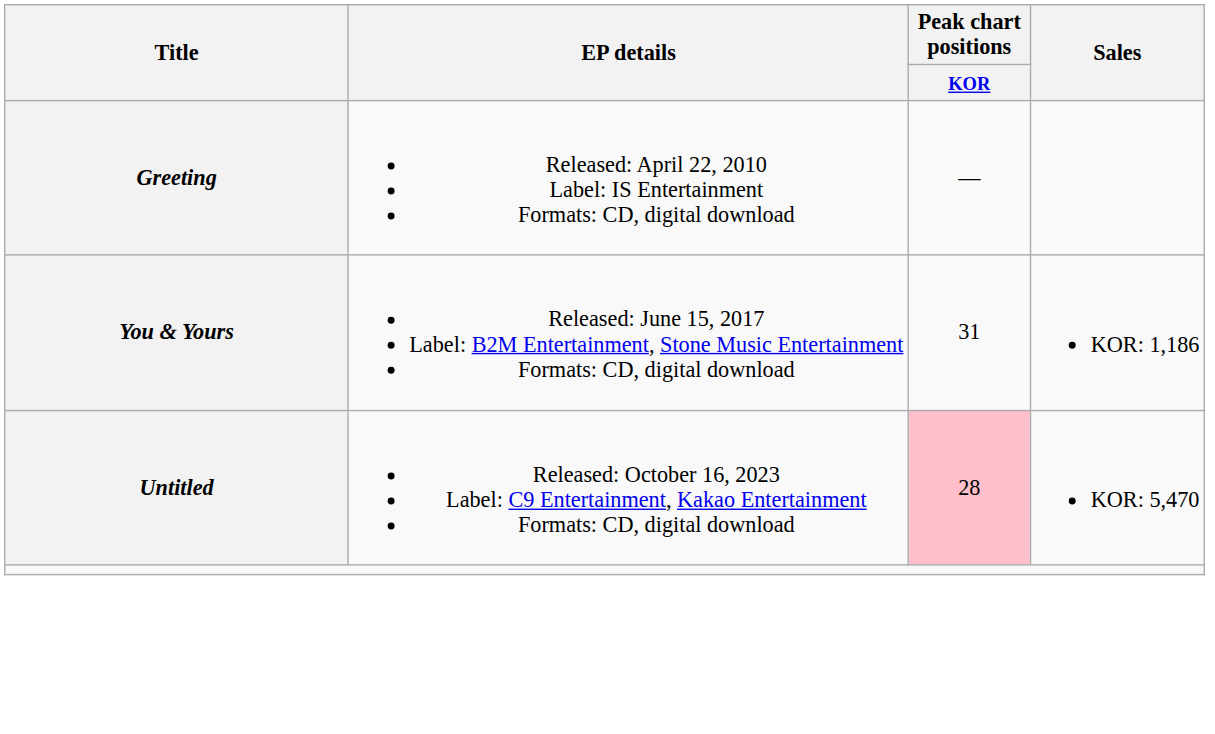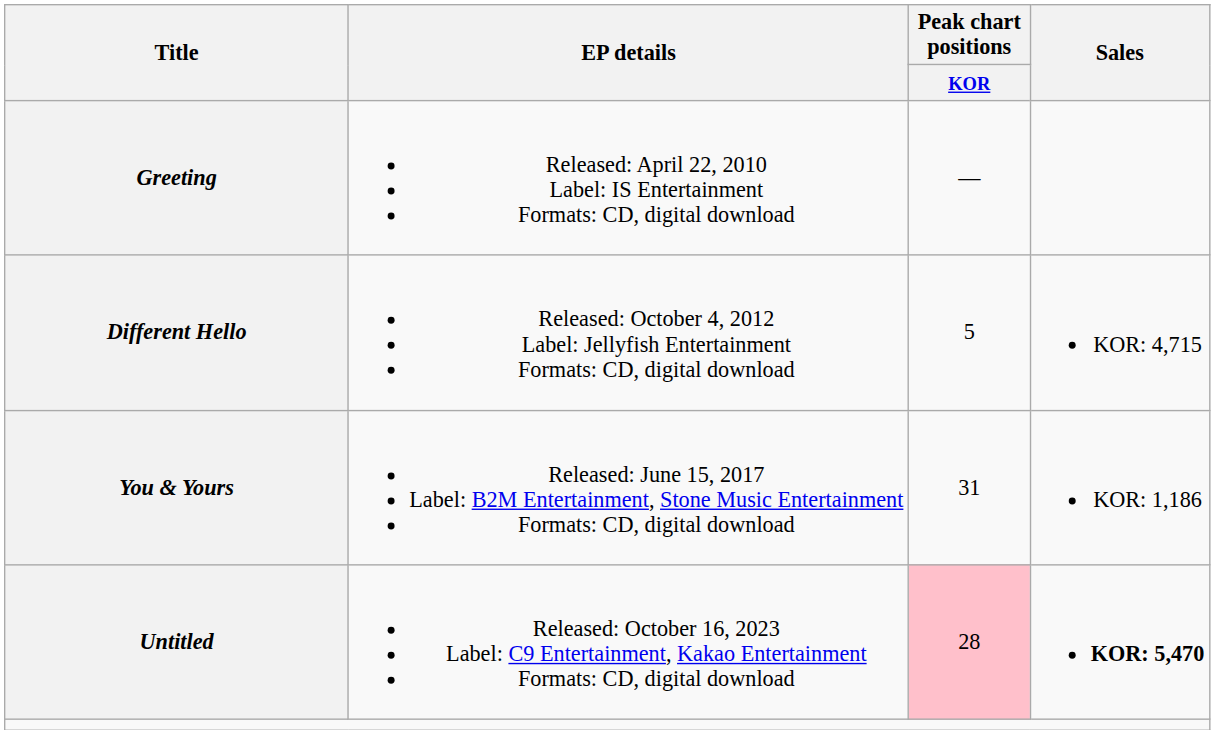+ row: (177, 332)
(1117, 500) normal -> (1120, 655) bold
